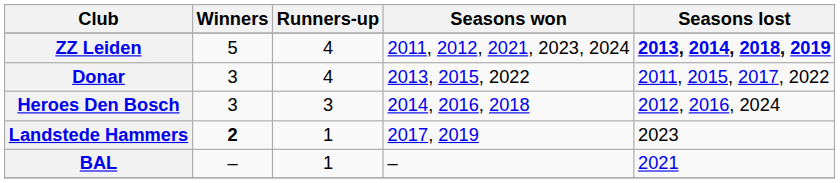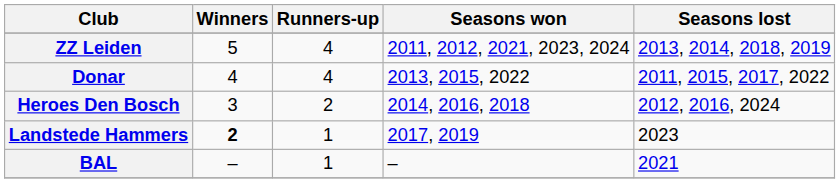(734, 47) bold -> (734, 47) normal
(232, 76) 3 -> (232, 76) 4
(328, 105) 3 -> (328, 105) 2
